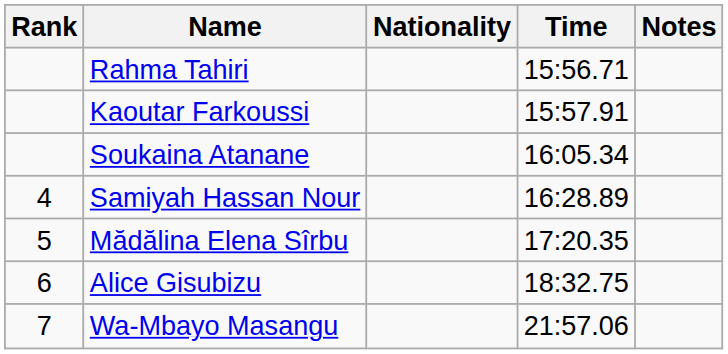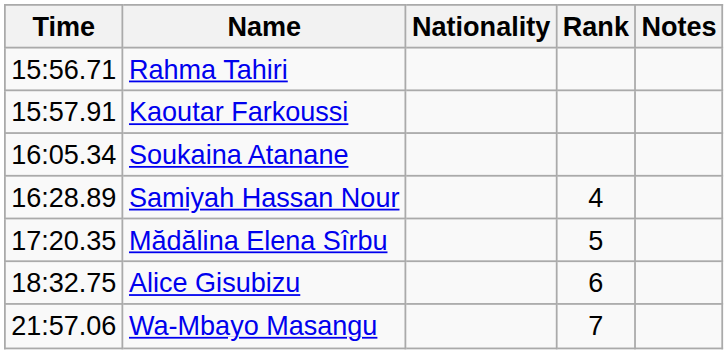columns swapped: (44, 26) <-> (576, 26)
